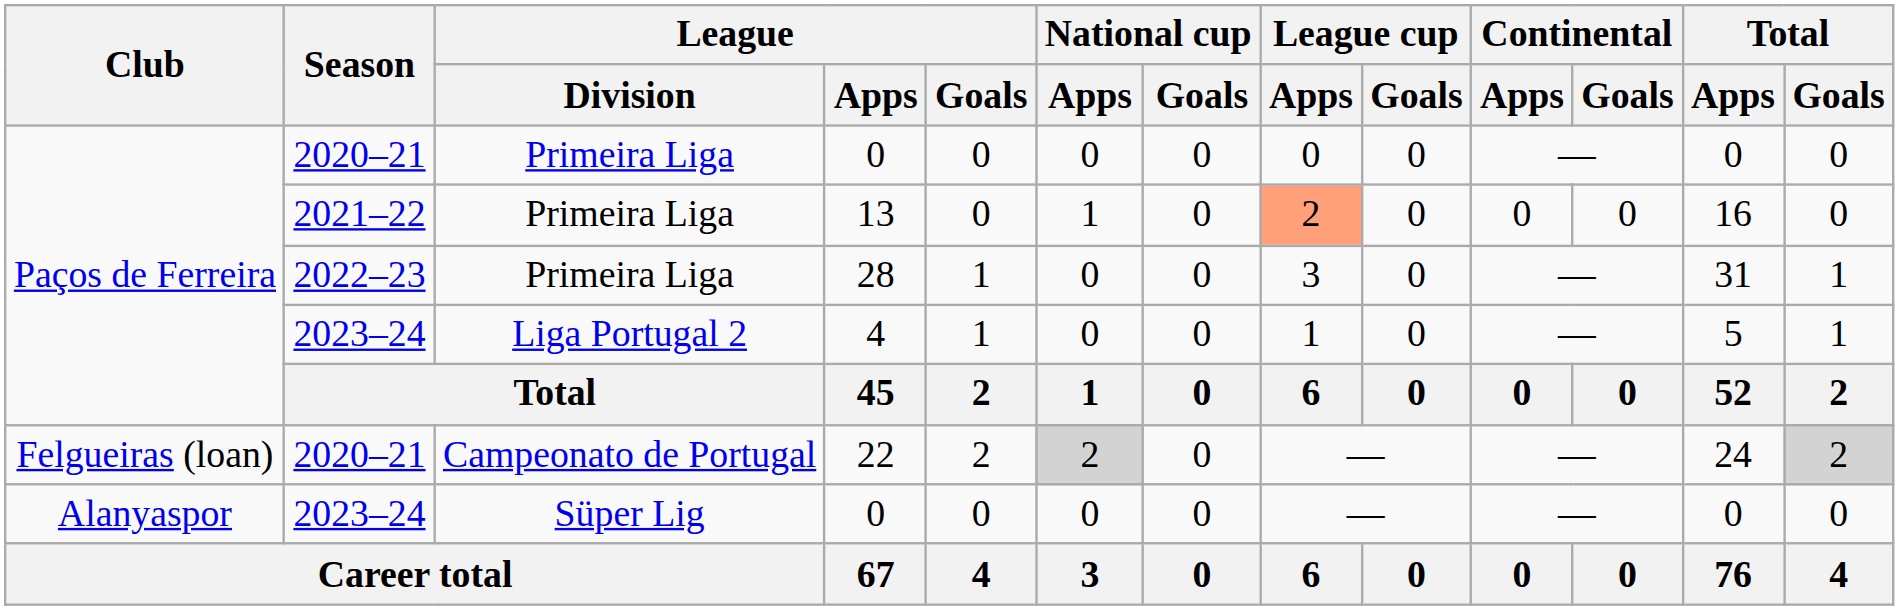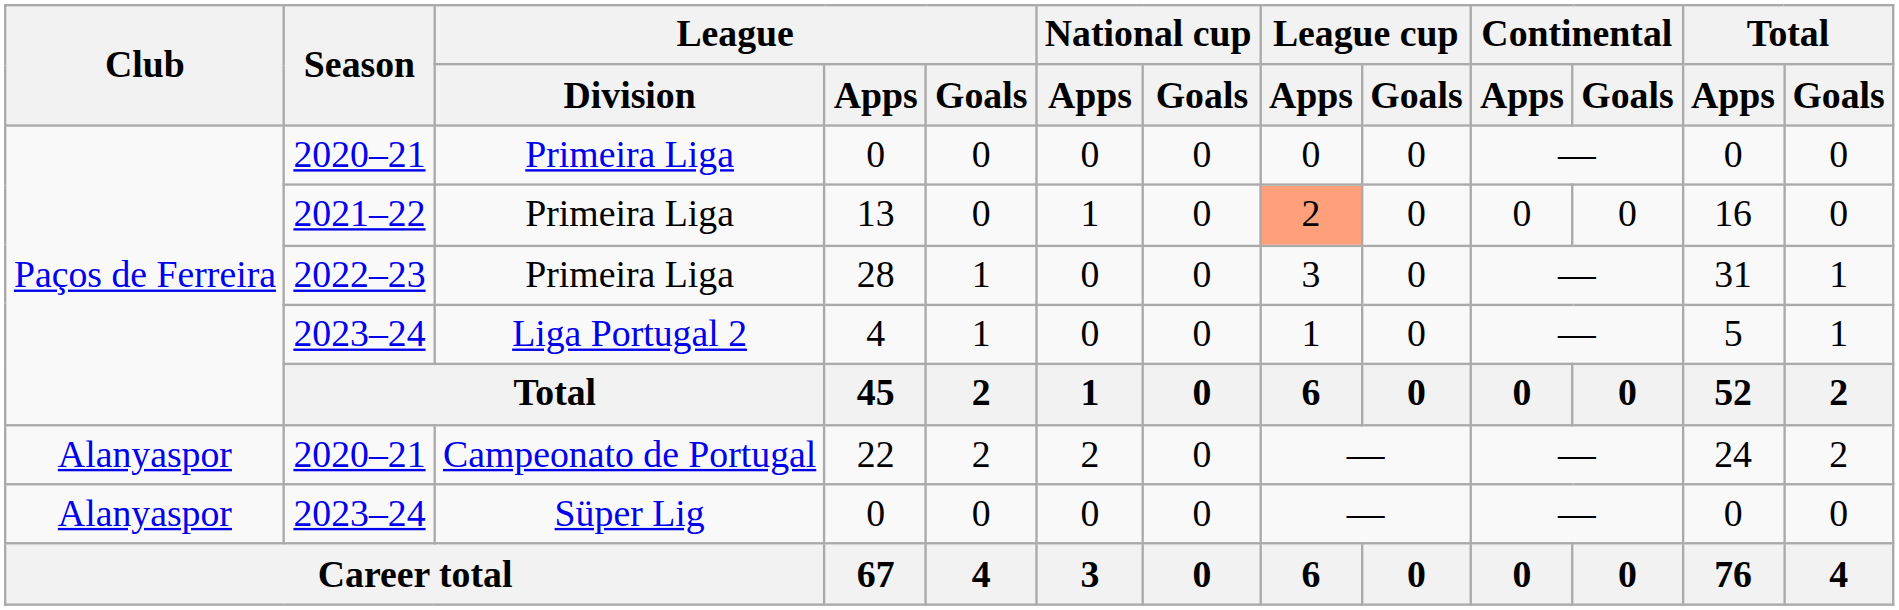(145, 453) Felgueiras (loan) -> (145, 453) Alanyaspor
(1090, 453) lightgrey background -> (1090, 453) no background
(1839, 453) lightgrey background -> (1839, 453) no background
